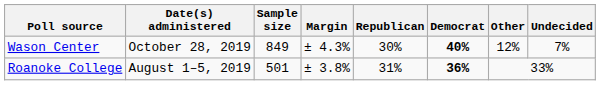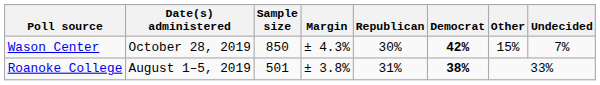(277, 47) 849 -> (277, 47) 850
(458, 47) 40% -> (458, 47) 42%
(508, 47) 12% -> (508, 47) 15%
(458, 68) 36% -> (458, 68) 38%
